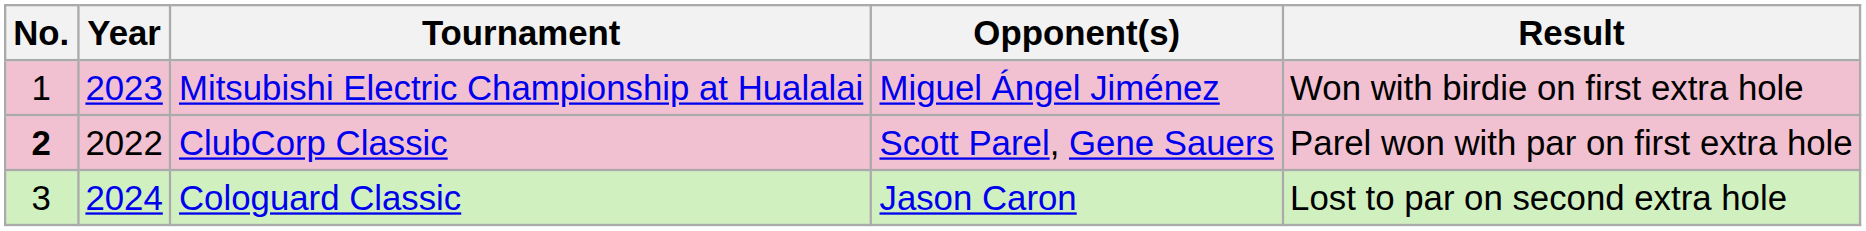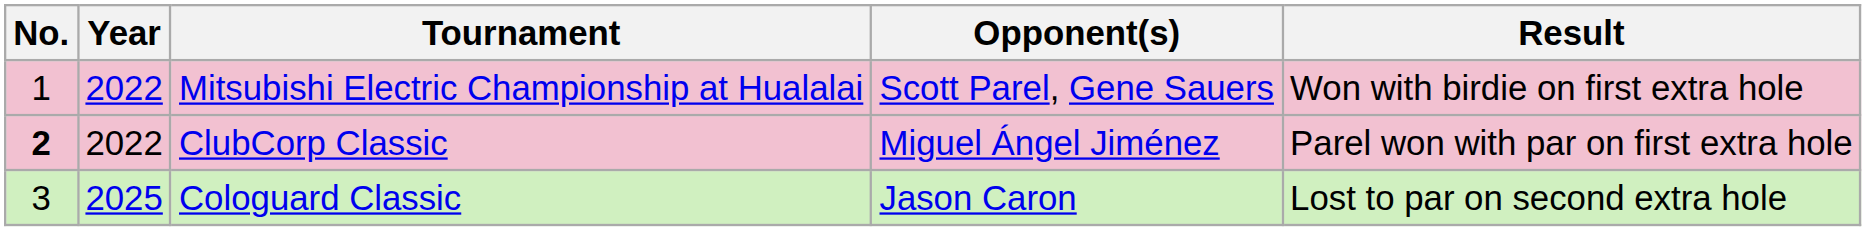(124, 88) 2023 -> (124, 88) 2022
(1050, 88) Miguel Ángel Jiménez -> (1077, 88) Scott Parel, Gene Sauers
(1077, 143) Scott Parel, Gene Sauers -> (1050, 143) Miguel Ángel Jiménez
(124, 198) 2024 -> (124, 198) 2025
